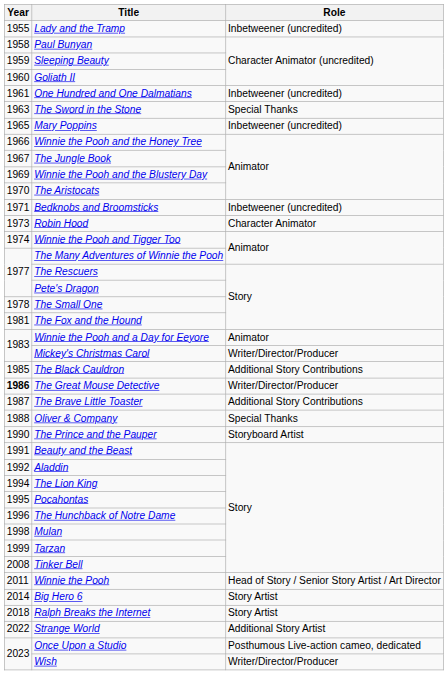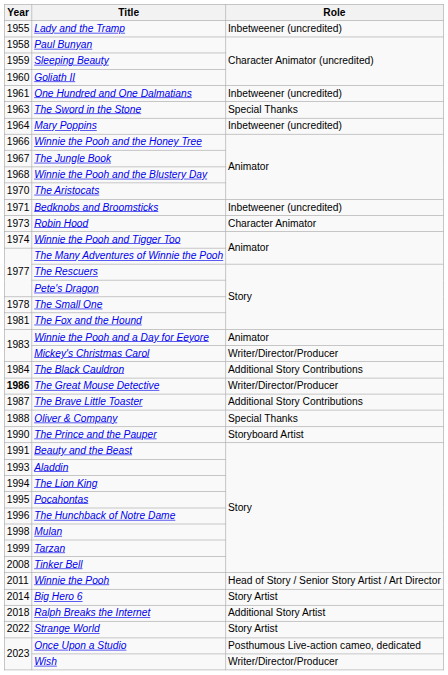(18, 126) 1965 -> (18, 126) 1964
(18, 175) 1969 -> (18, 175) 1968
(18, 369) 1985 -> (18, 369) 1984
(18, 467) 1992 -> (18, 467) 1993
(253, 613) Story Artist -> (277, 613) Additional Story Artist
(277, 629) Additional Story Artist -> (253, 629) Story Artist
